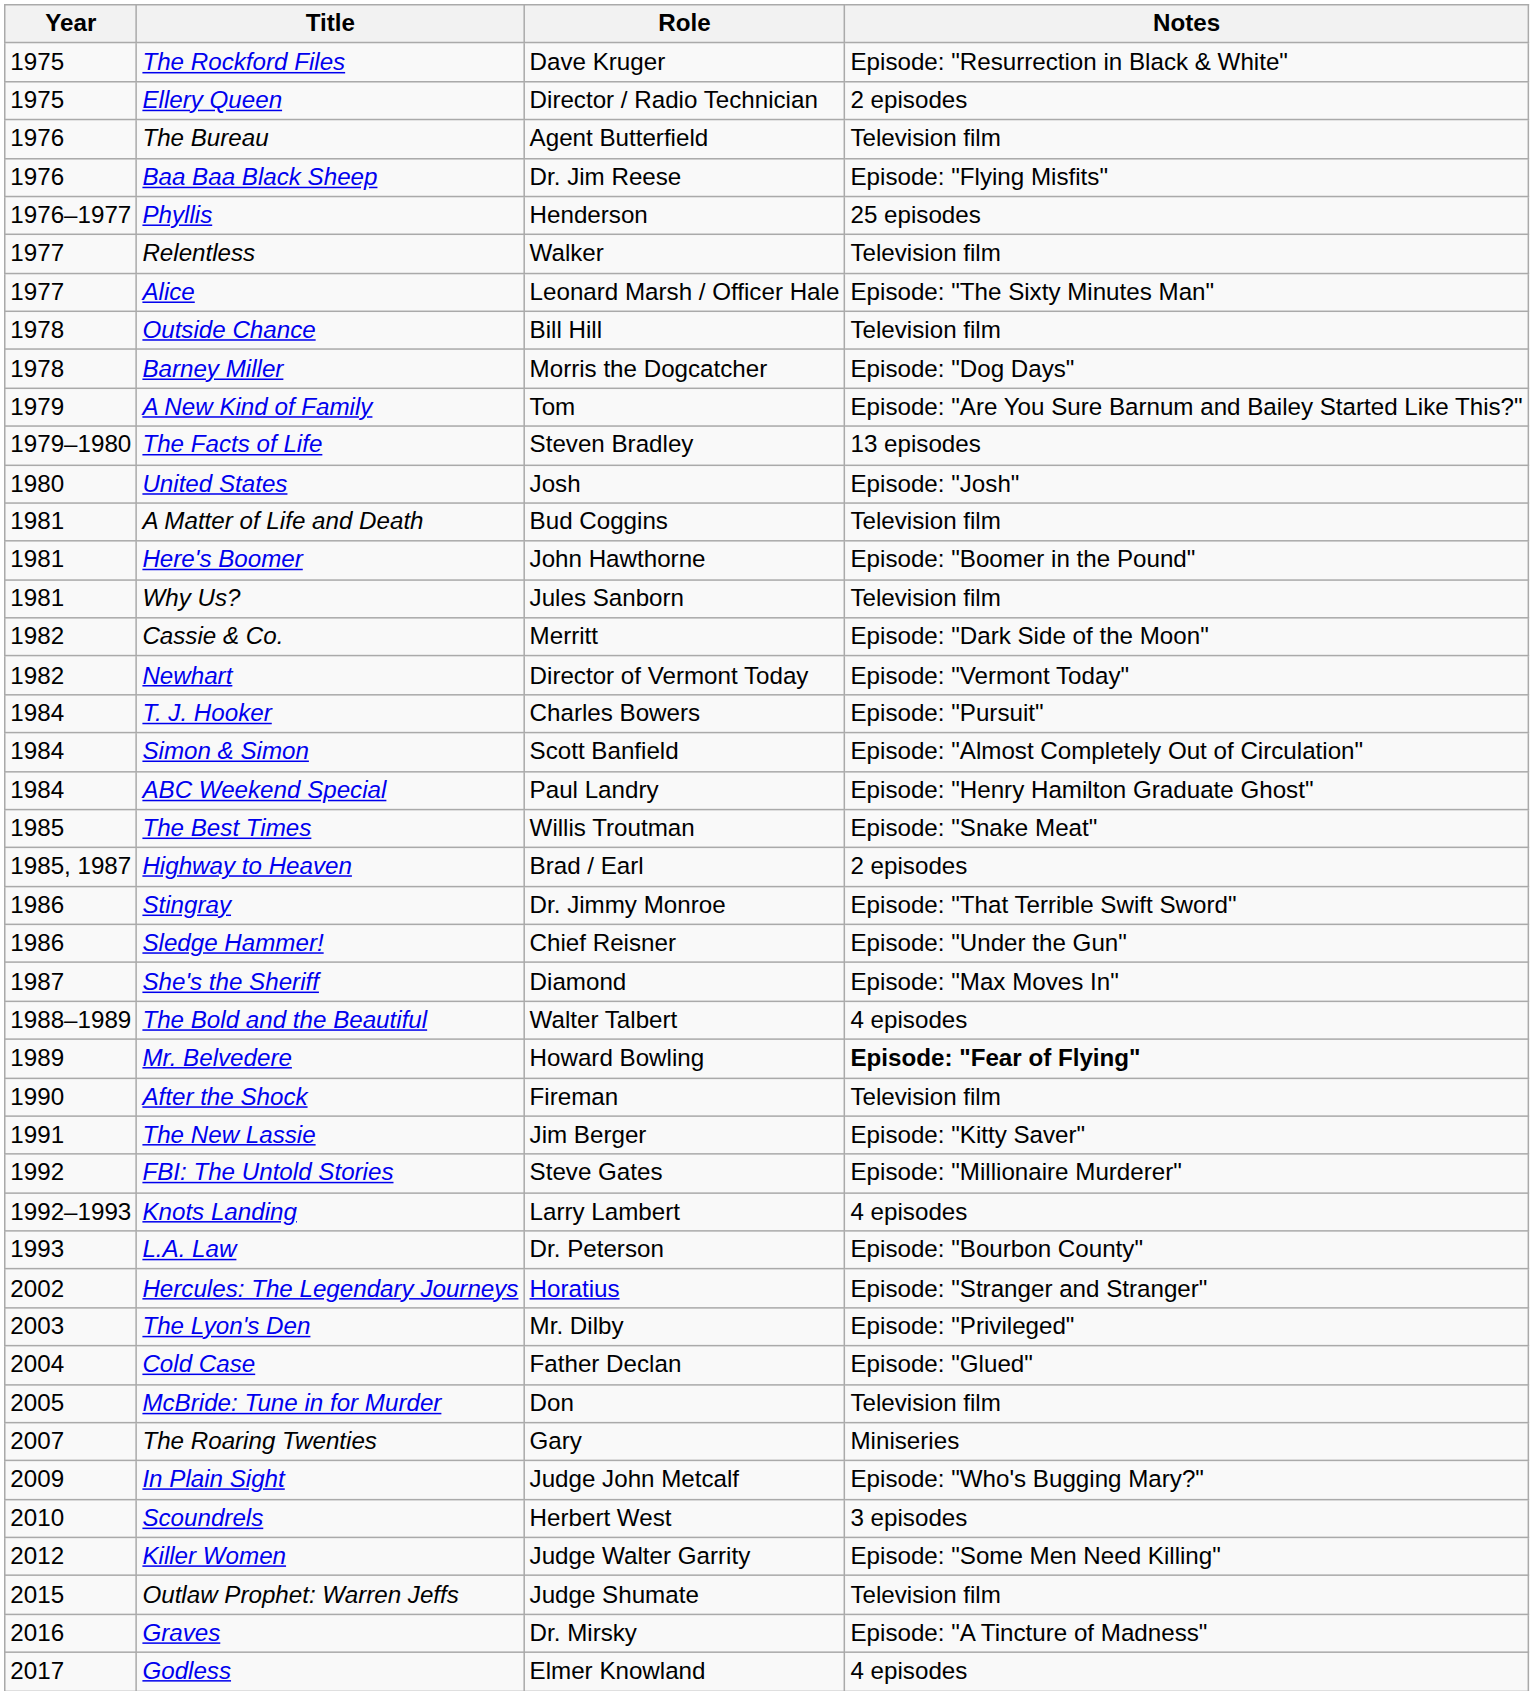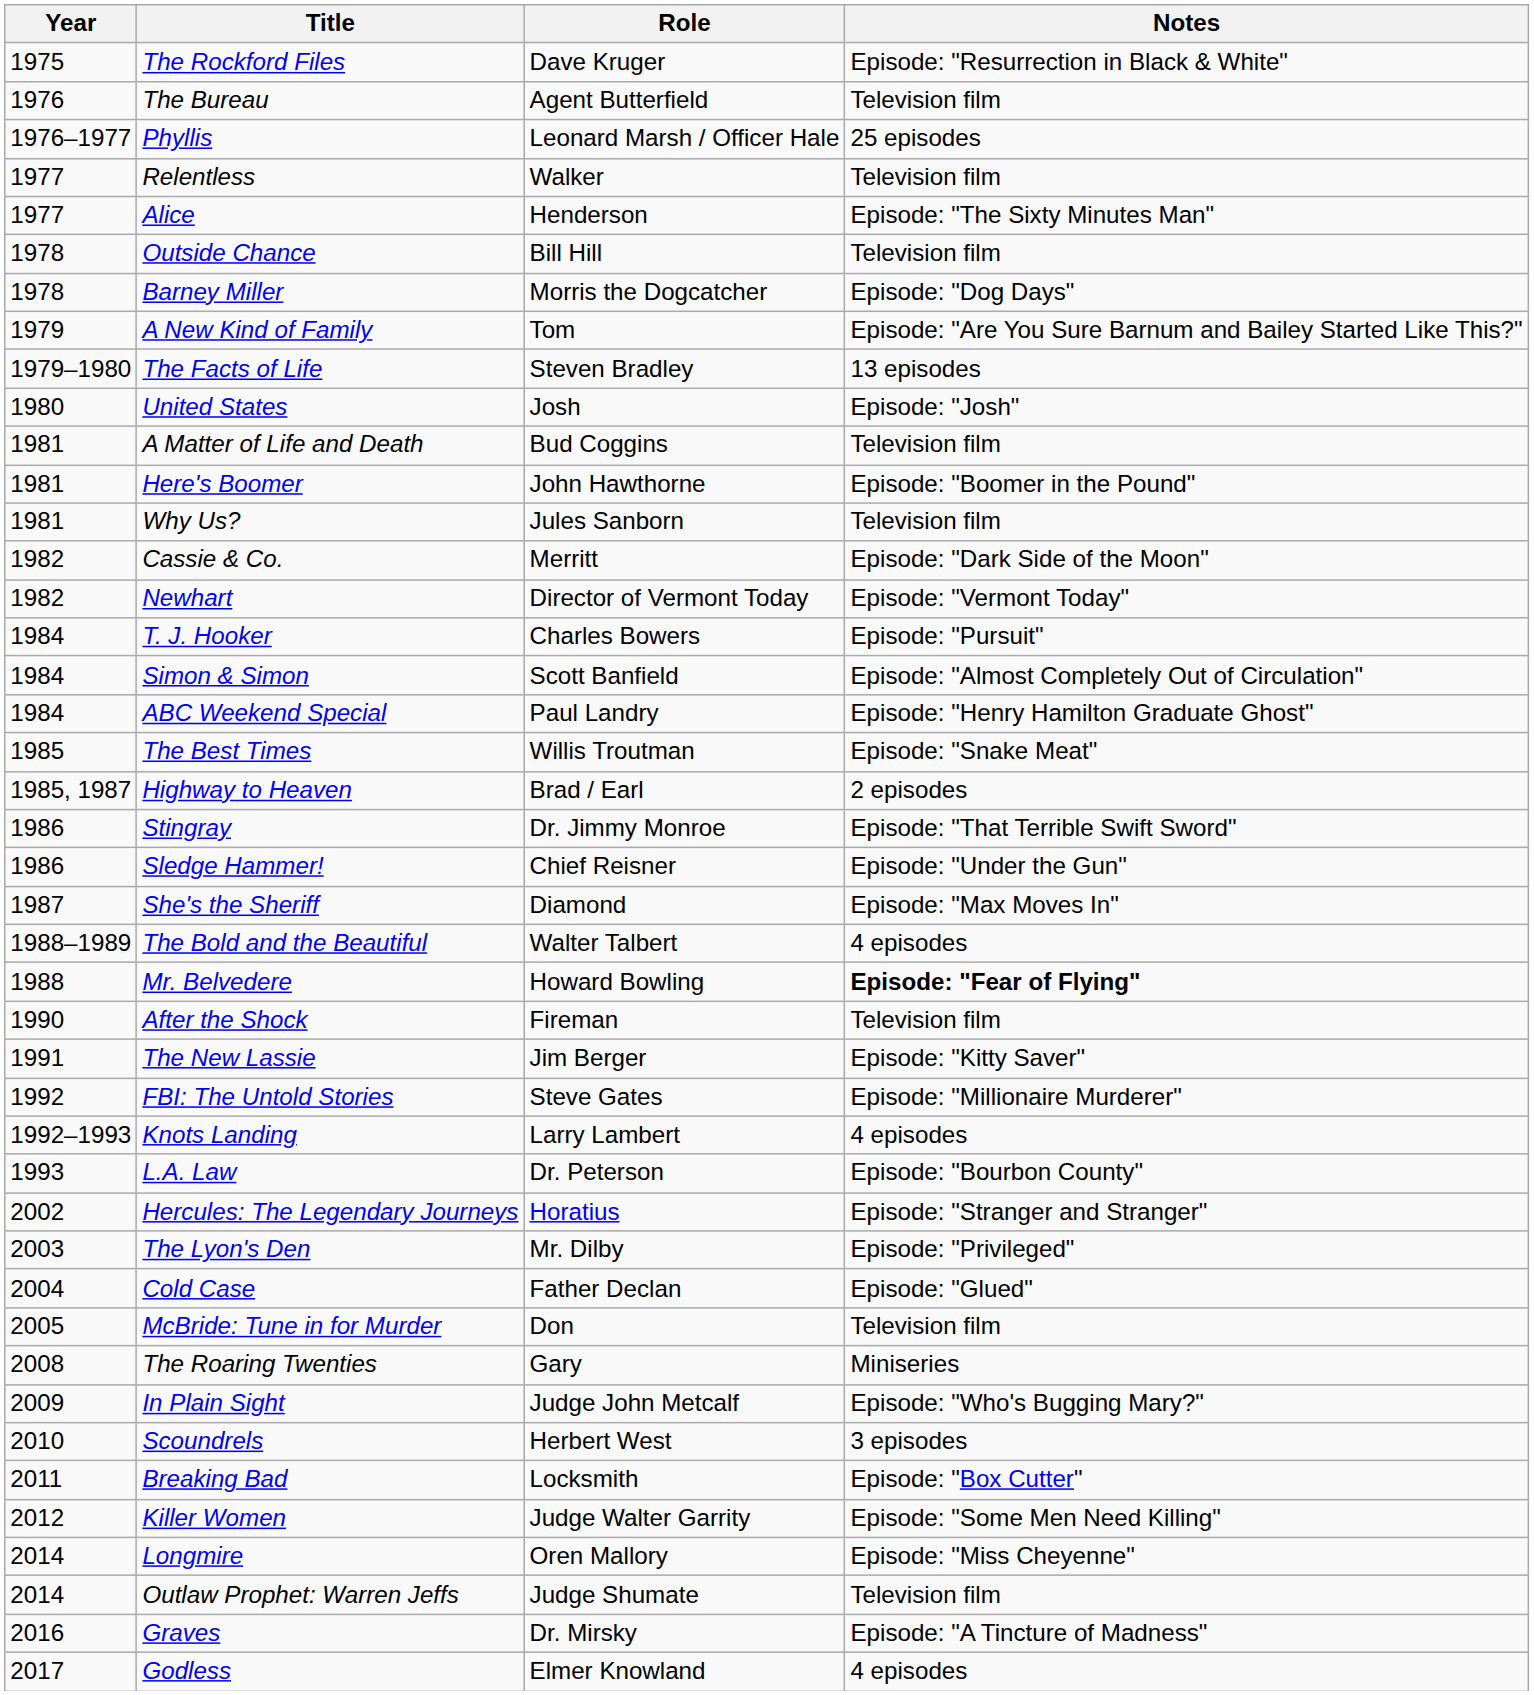- row: (212, 100)
- row: (260, 176)
(589, 215) Henderson -> (684, 138) Leonard Marsh / Officer Hale
(684, 291) Leonard Marsh / Officer Hale -> (589, 215) Henderson
(37, 1058) 1989 -> (37, 981) 1988
(37, 1441) 2007 -> (37, 1364) 2008
+ row: (215, 1479)
+ row: (193, 1556)
(37, 1594) 2015 -> (37, 1594) 2014
